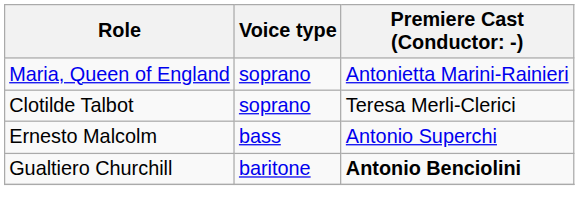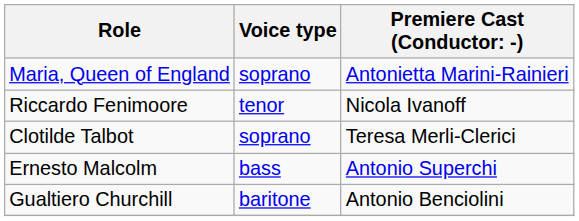+ row: (99, 105)
(433, 168) bold -> (425, 199) normal
